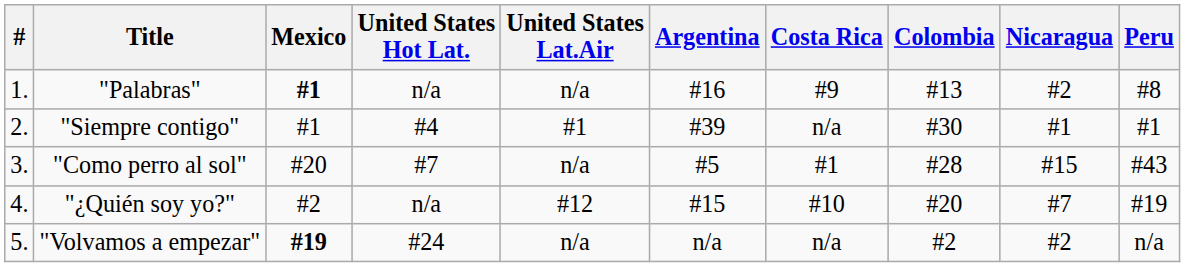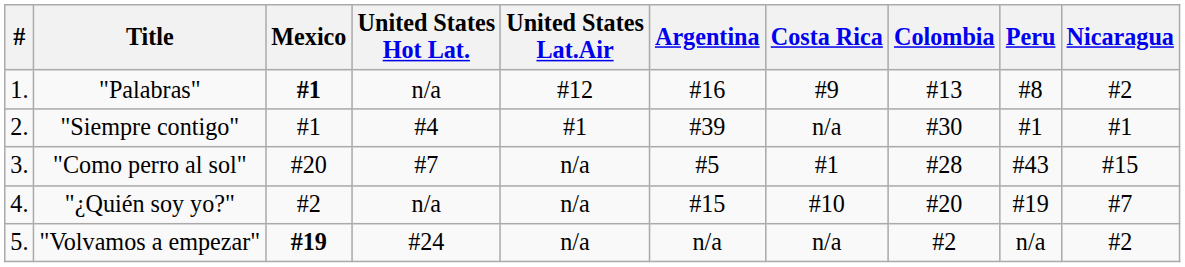columns swapped: (1149, 37) <-> (1059, 37)
(575, 89) n/a -> (575, 89) #12
(575, 204) #12 -> (575, 204) n/a
